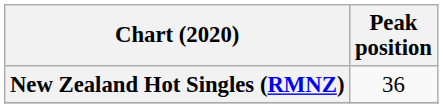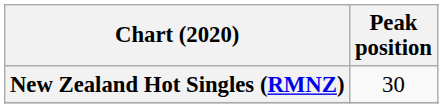(393, 84) 36 -> (393, 84) 30
